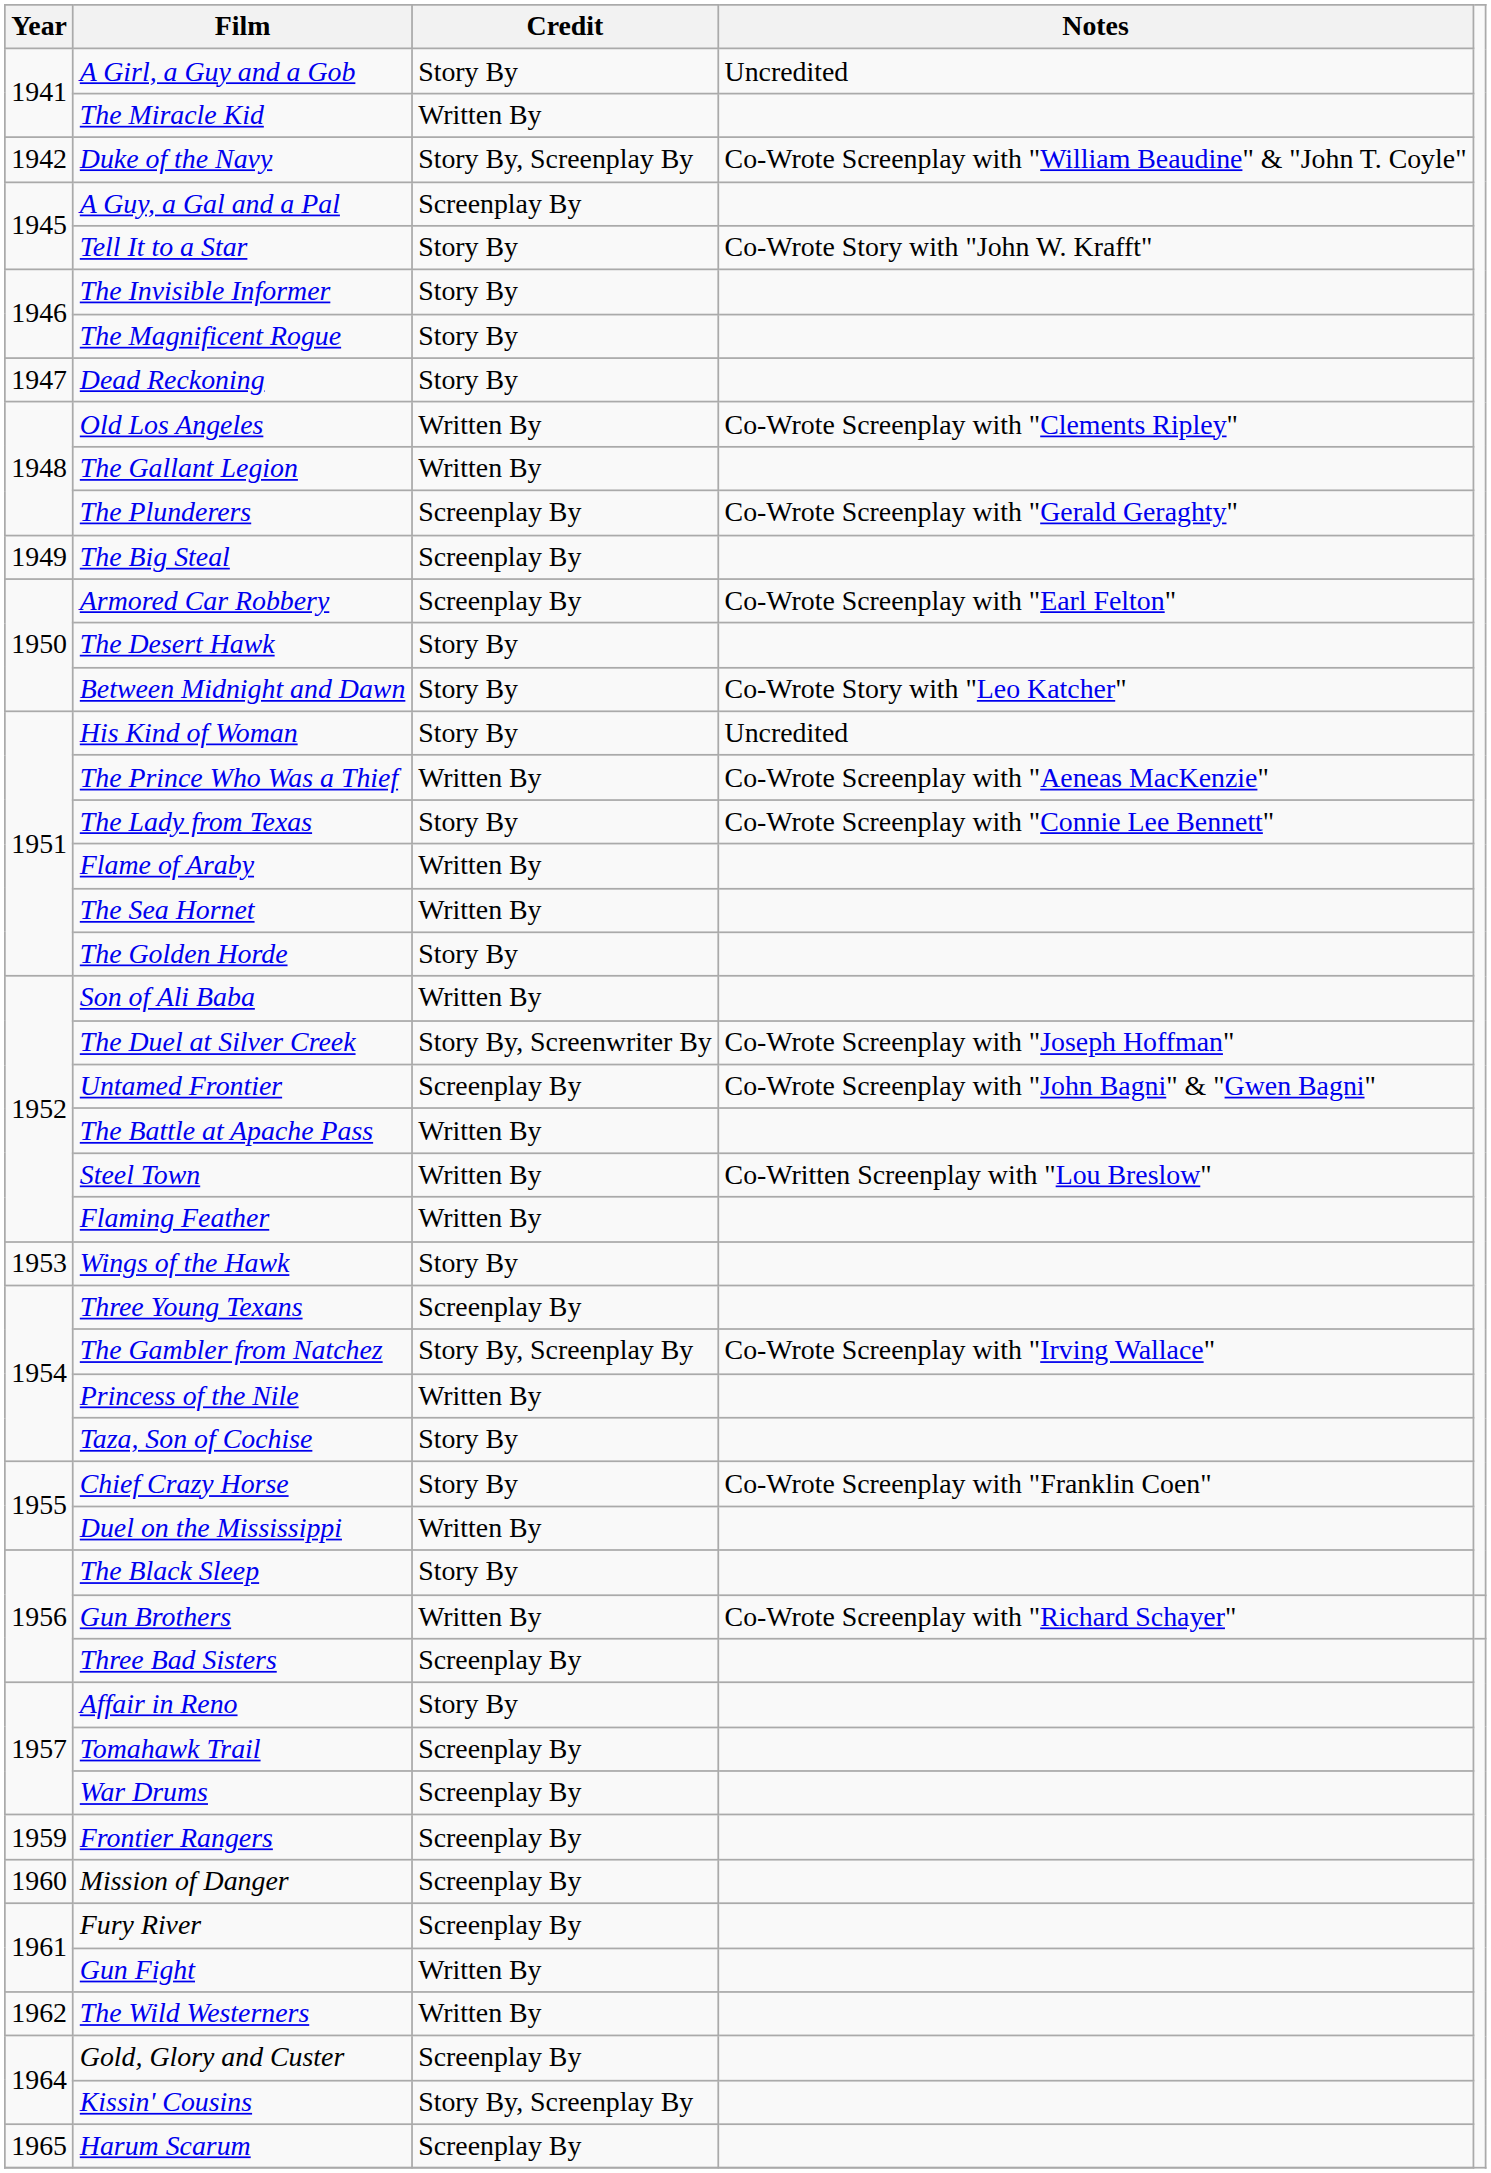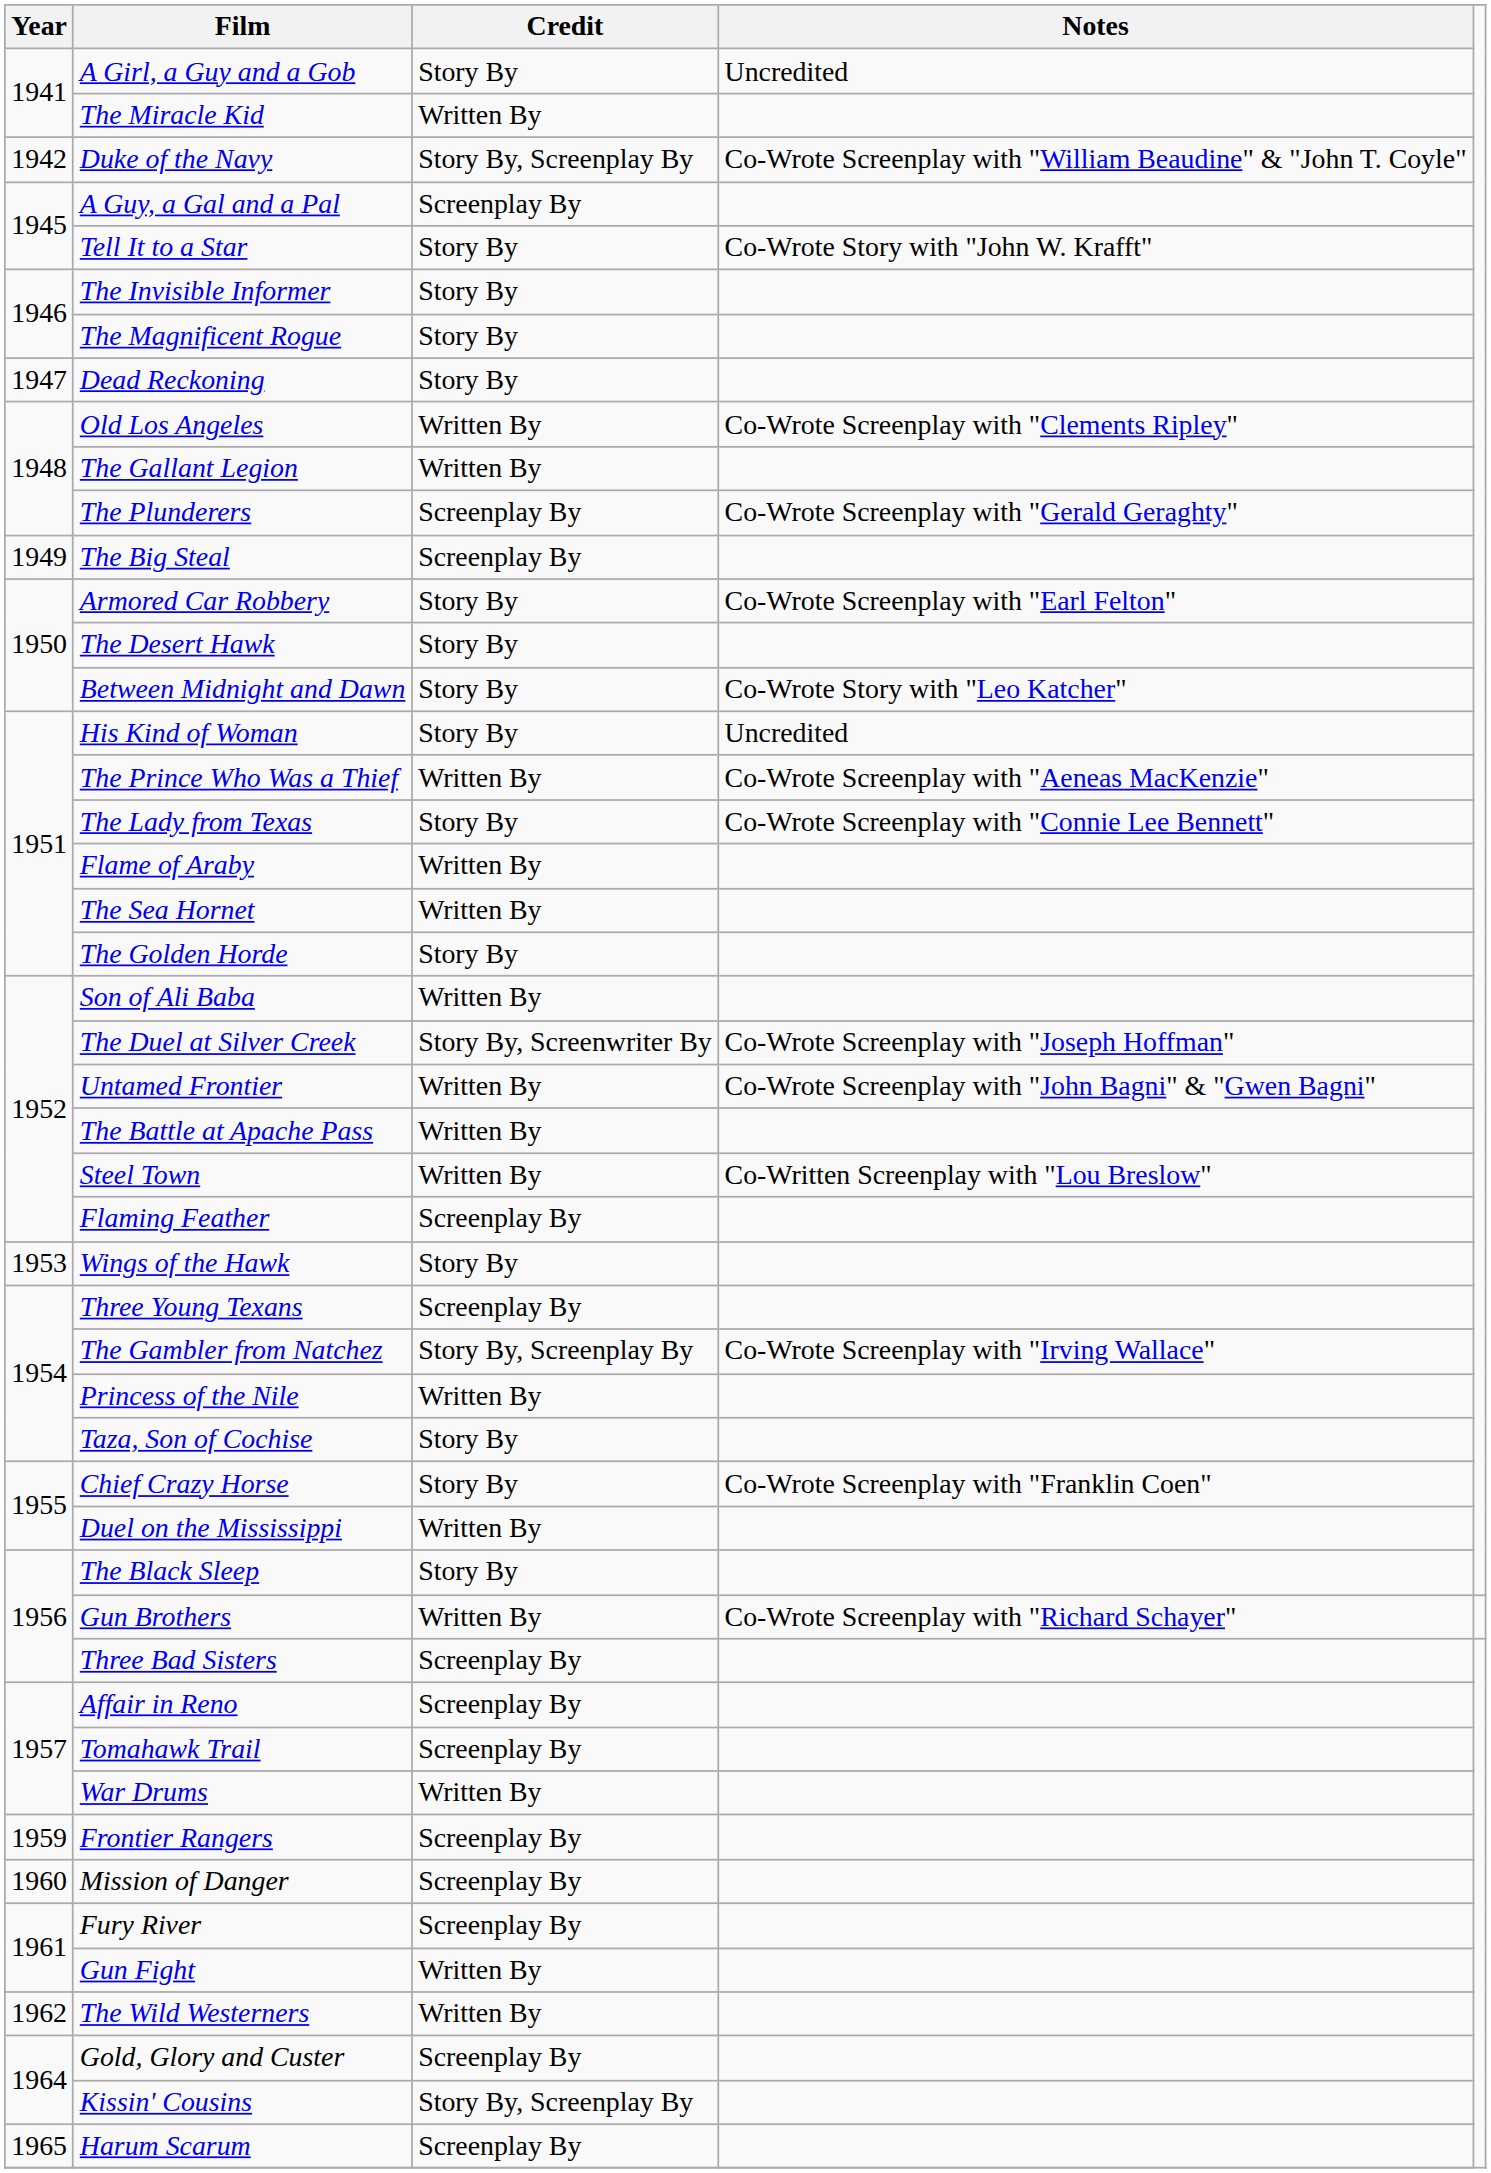(500, 600) Screenplay By -> (468, 600) Story By
(500, 1086) Screenplay By -> (480, 1086) Written By
(480, 1218) Written By -> (500, 1218) Screenplay By
(468, 1704) Story By -> (500, 1704) Screenplay By
(500, 1792) Screenplay By -> (480, 1792) Written By
